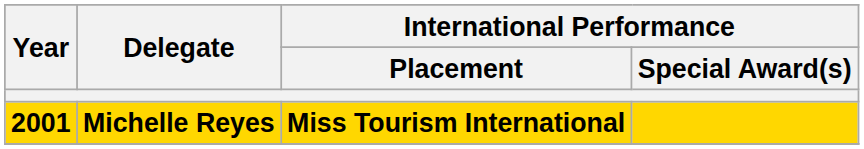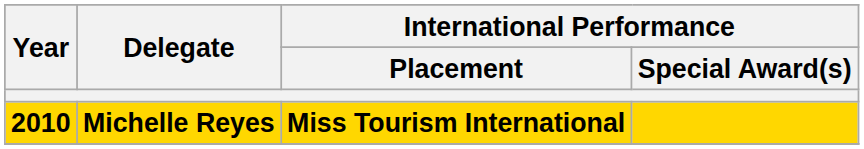(41, 123) 2001 -> (41, 123) 2010
